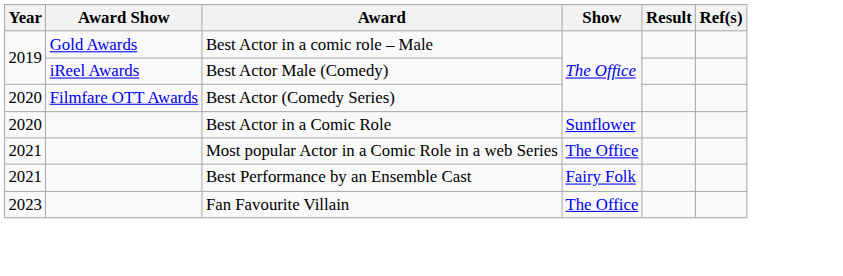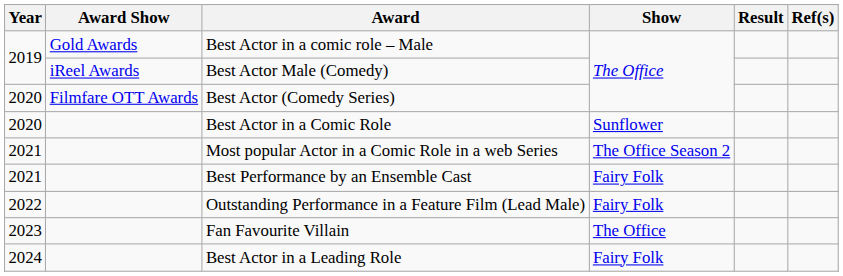(602, 151) The Office -> (662, 151) The Office Season 2
+ row: (396, 204)
+ row: (304, 257)
